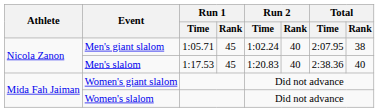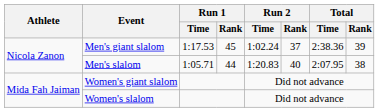(198, 47) 1:05.71 -> (198, 47) 1:17.53
(295, 47) 40 -> (295, 47) 37
(328, 47) 2:07.95 -> (328, 47) 2:38.36
(360, 47) 38 -> (360, 47) 39
(198, 64) 1:17.53 -> (198, 64) 1:05.71
(231, 64) 45 -> (231, 64) 44
(328, 64) 2:38.36 -> (328, 64) 2:07.95
(360, 64) 40 -> (360, 64) 38
